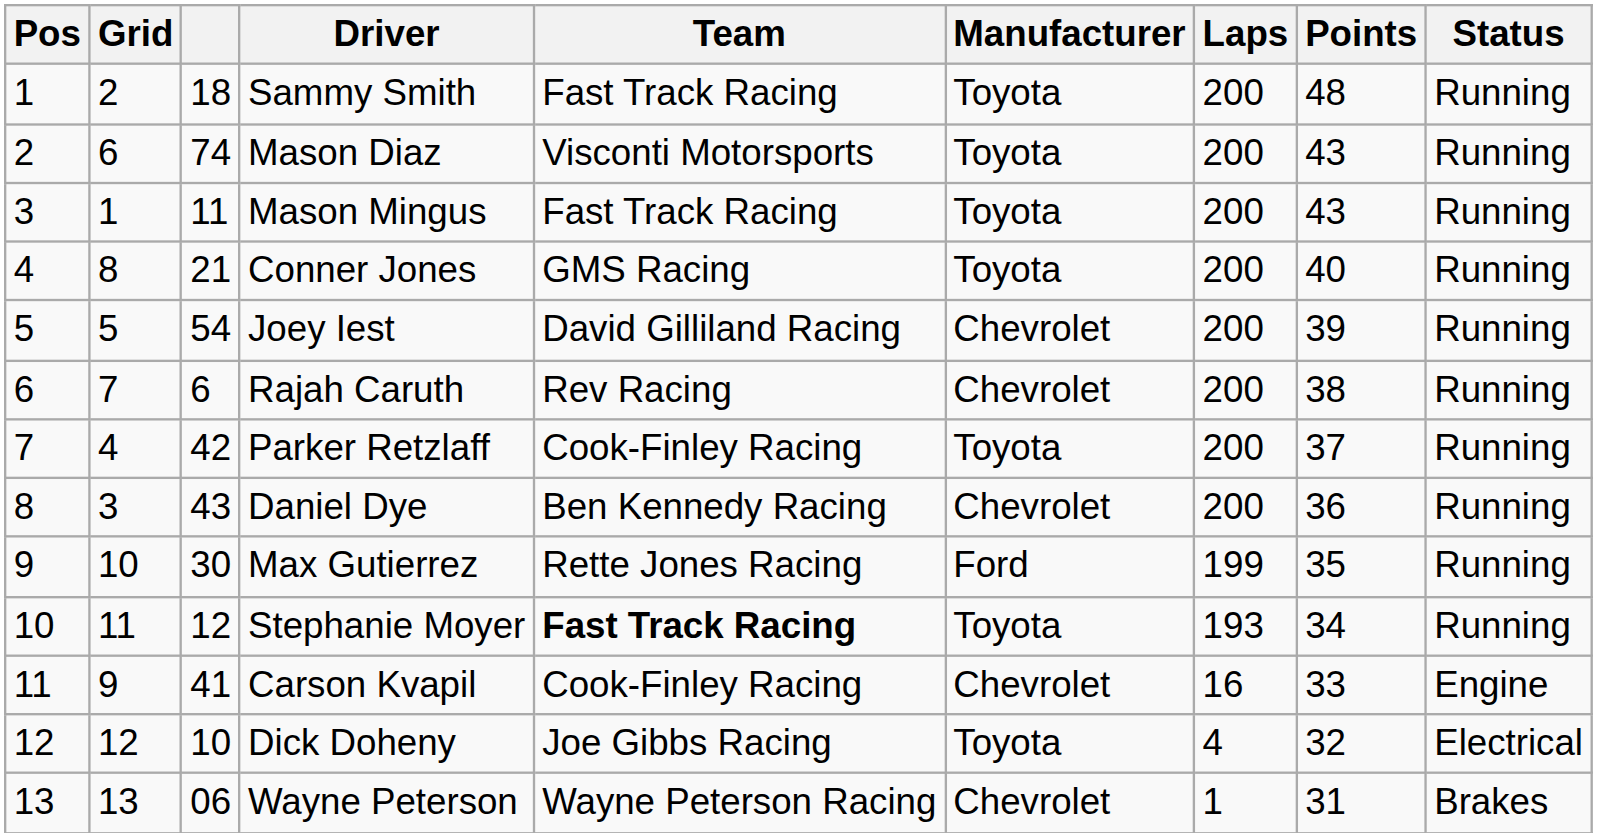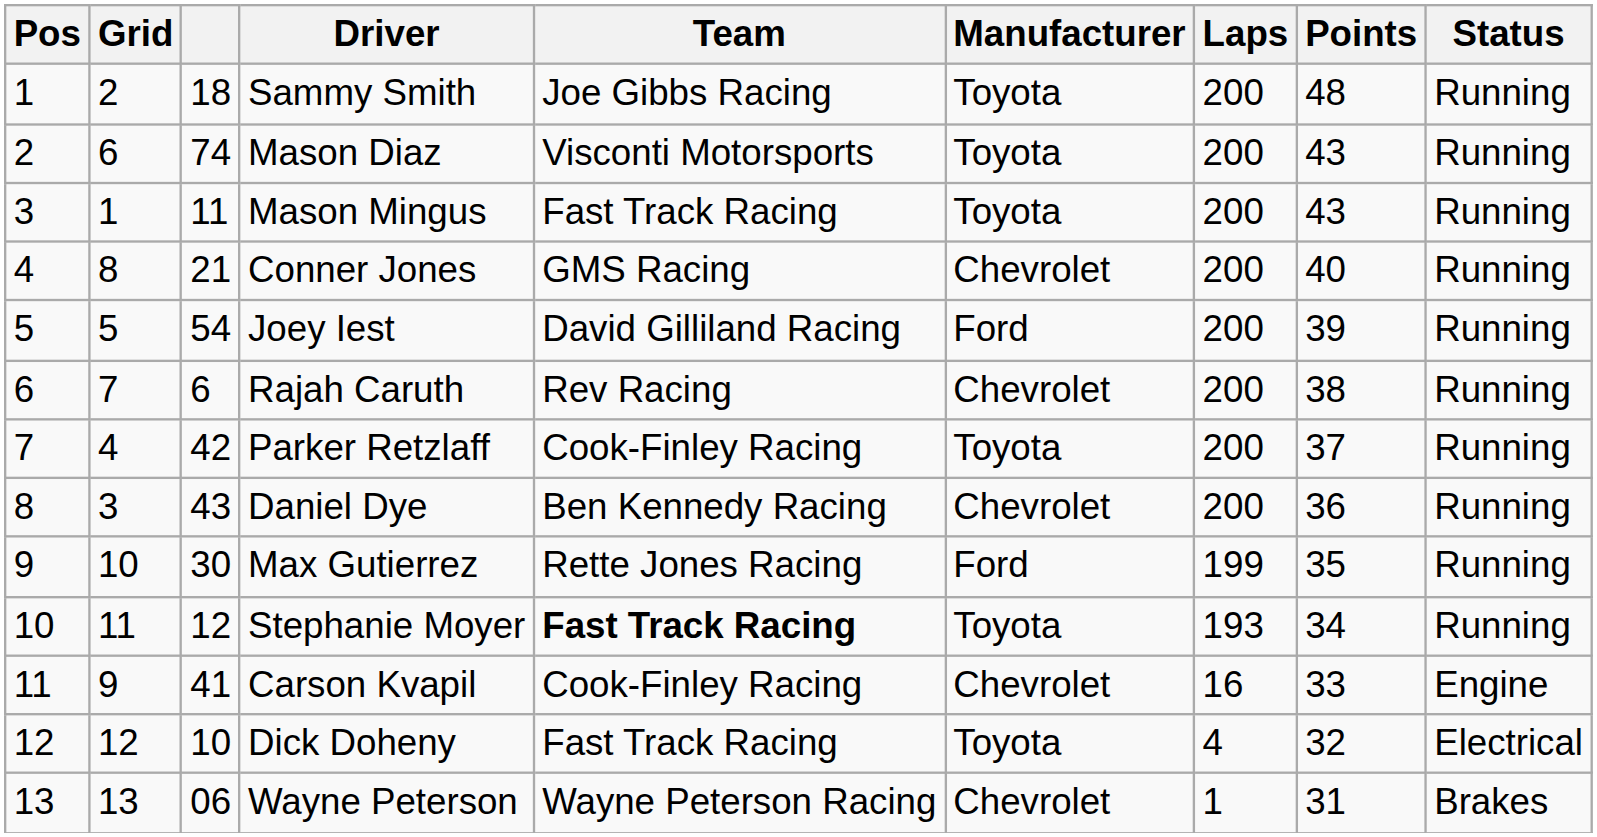(690, 92) Fast Track Racing -> (687, 92) Joe Gibbs Racing
(1007, 270) Toyota -> (1032, 270) Chevrolet
(1032, 329) Chevrolet -> (991, 329) Ford
(687, 742) Joe Gibbs Racing -> (690, 742) Fast Track Racing
